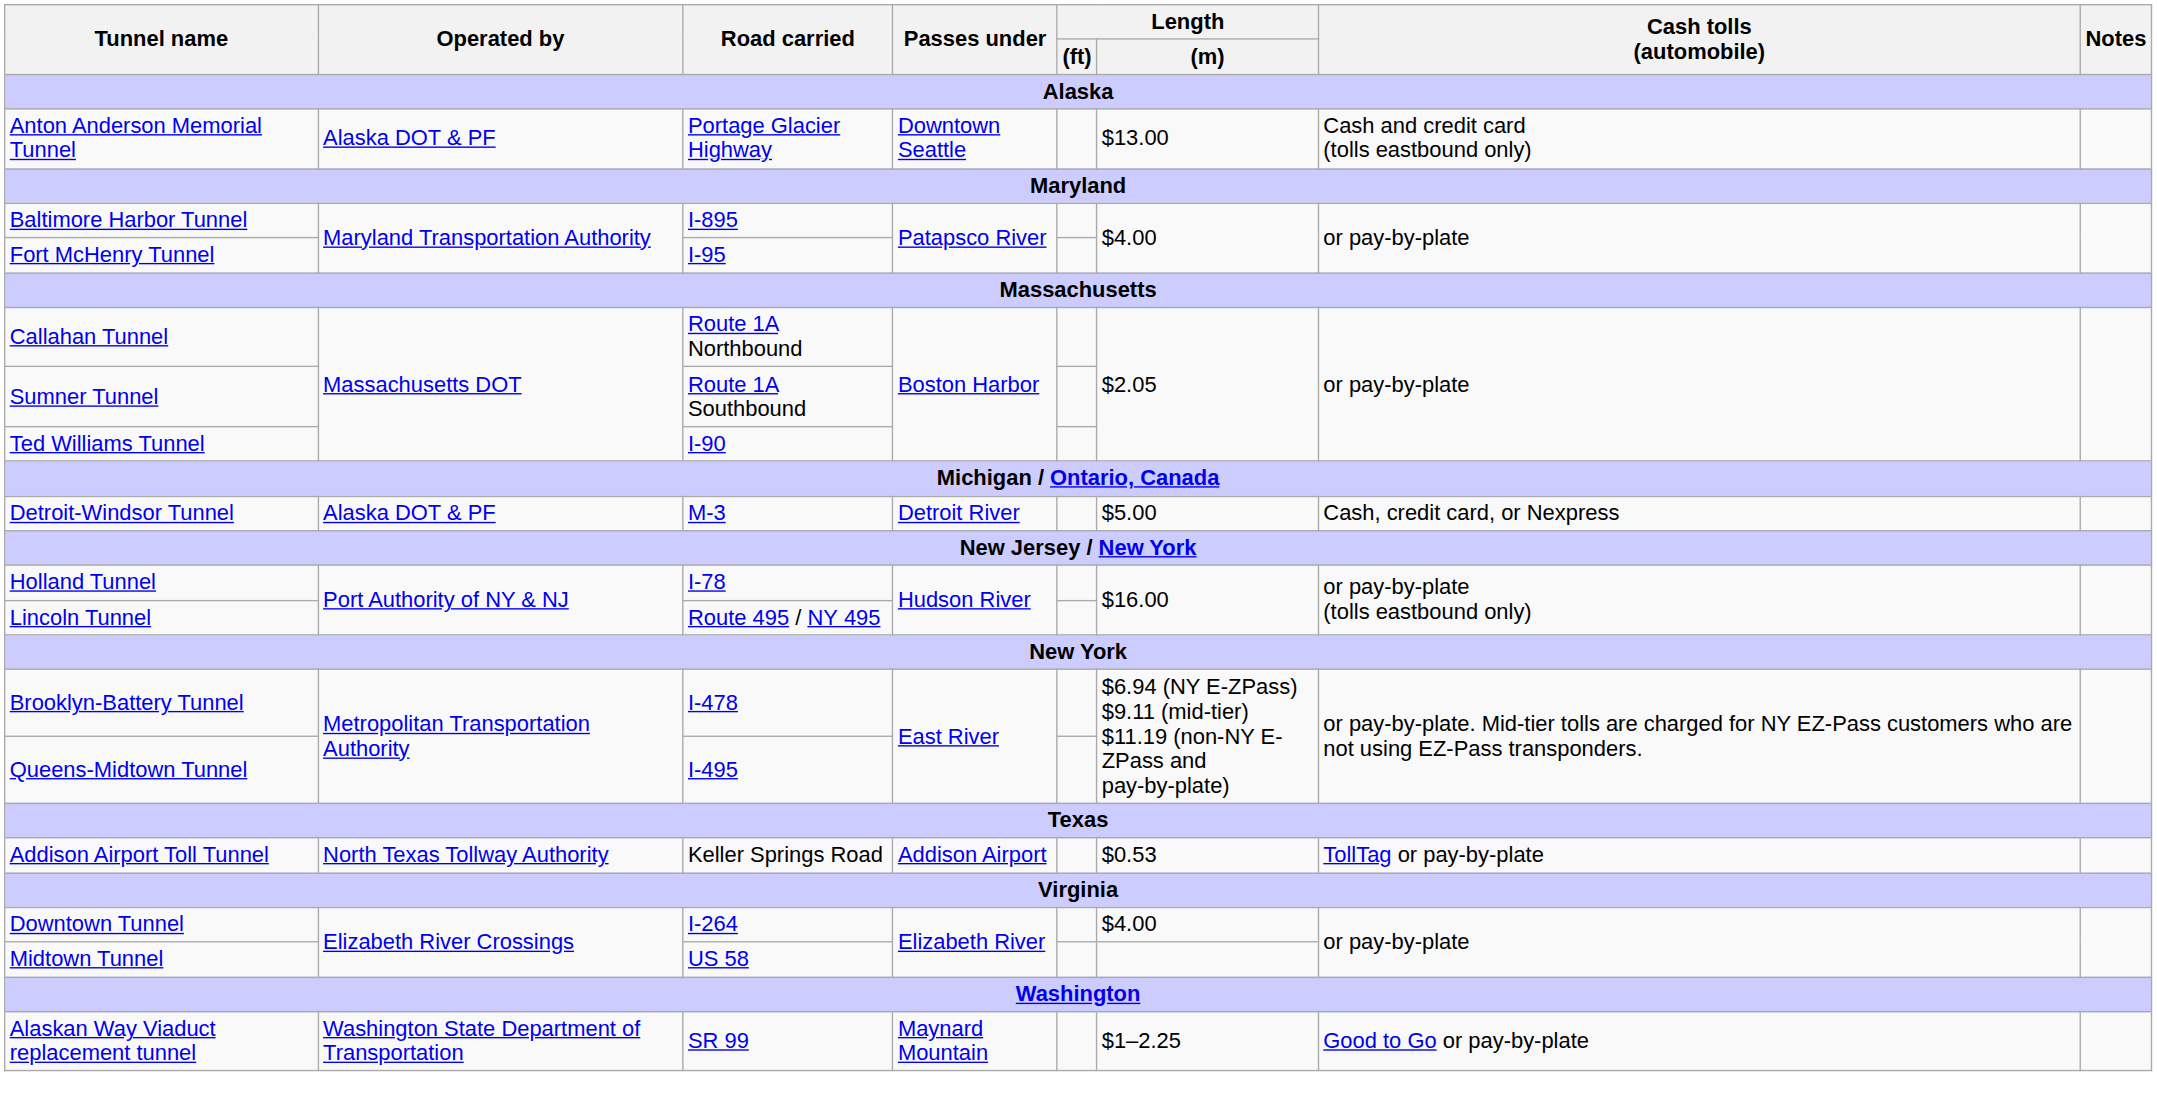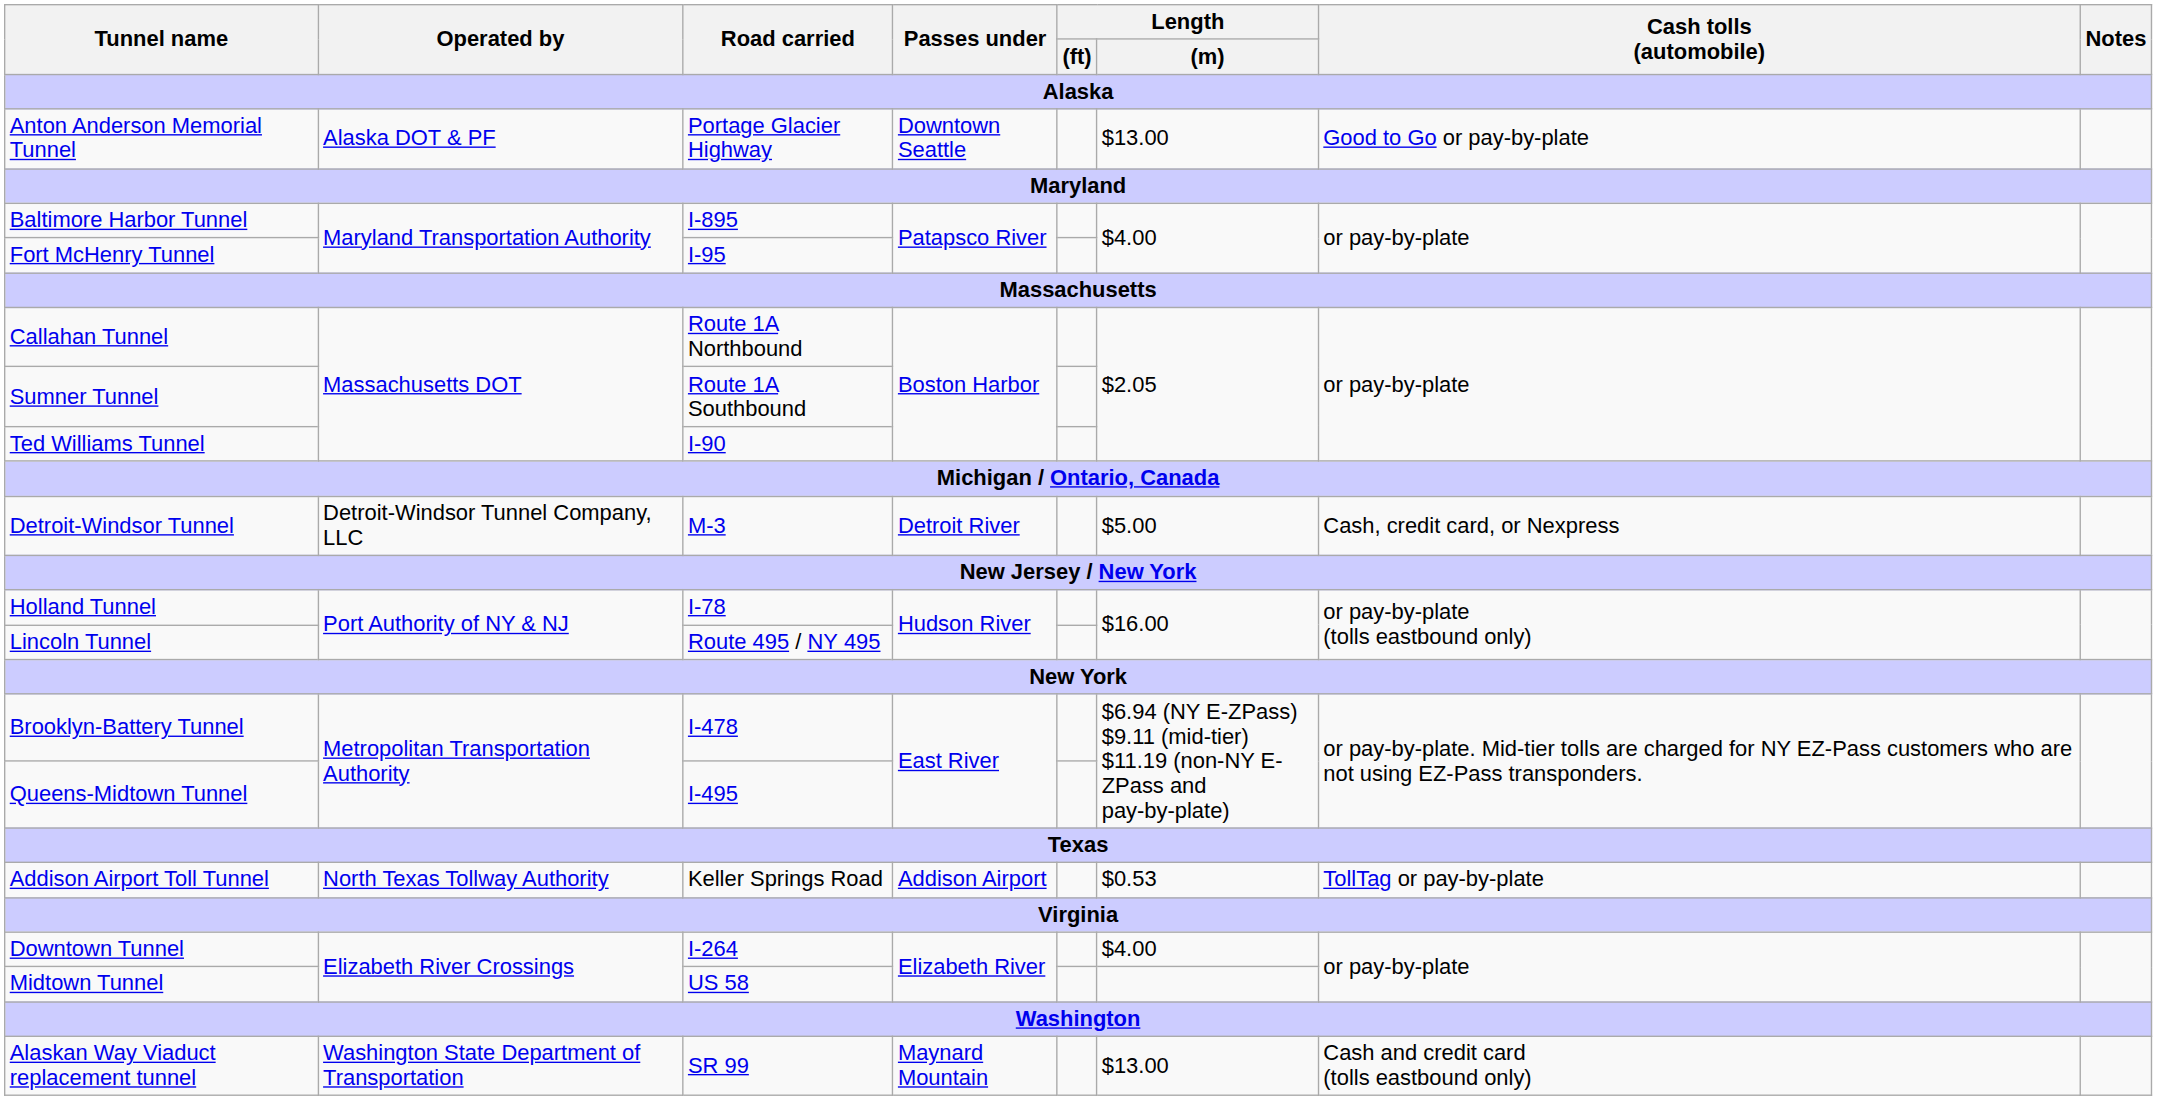(1427, 138) Cash and credit card (tolls eastbound only) -> (1456, 138) Good to Go or pay-by-plate
(409, 513) Alaska DOT & PF -> (487, 525) Detroit-Windsor Tunnel Company, LLC
(1141, 1041) $1–2.25 -> (1135, 1065) $13.00
(1456, 1041) Good to Go or pay-by-plate -> (1427, 1065) Cash and credit card (tolls eastbound only)
